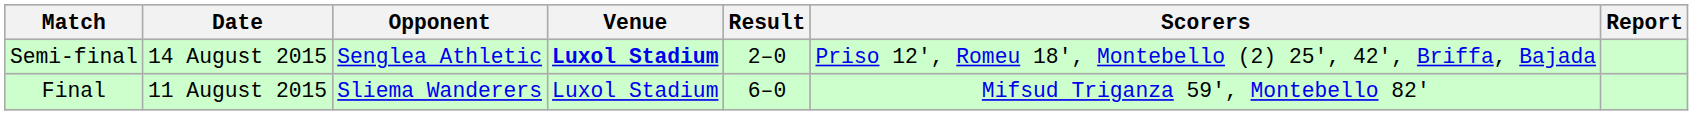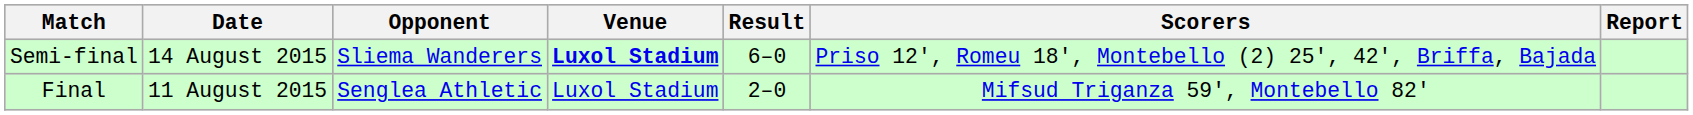(440, 57) Senglea Athletic -> (440, 57) Sliema Wanderers
(767, 57) 2–0 -> (767, 57) 6–0
(440, 92) Sliema Wanderers -> (440, 92) Senglea Athletic
(767, 92) 6–0 -> (767, 92) 2–0
